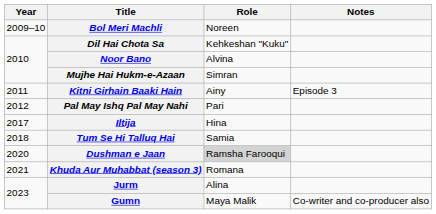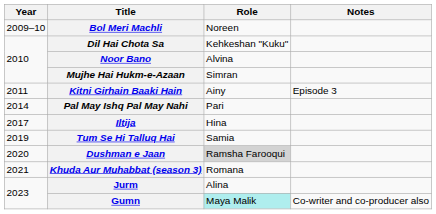(18, 106) 2012 -> (18, 106) 2014
(18, 138) 2018 -> (18, 138) 2019
(231, 201) no background -> (231, 201) paleturquoise background
